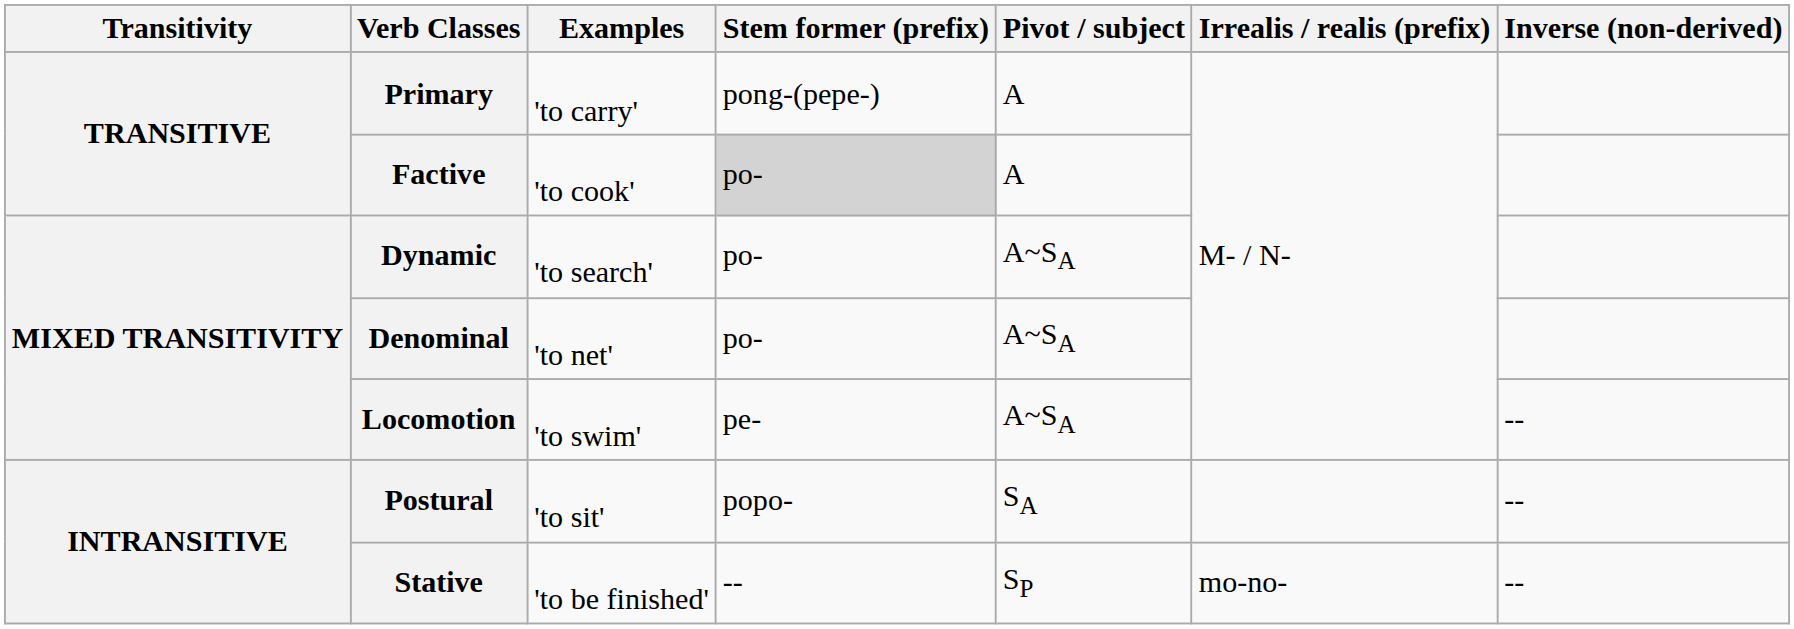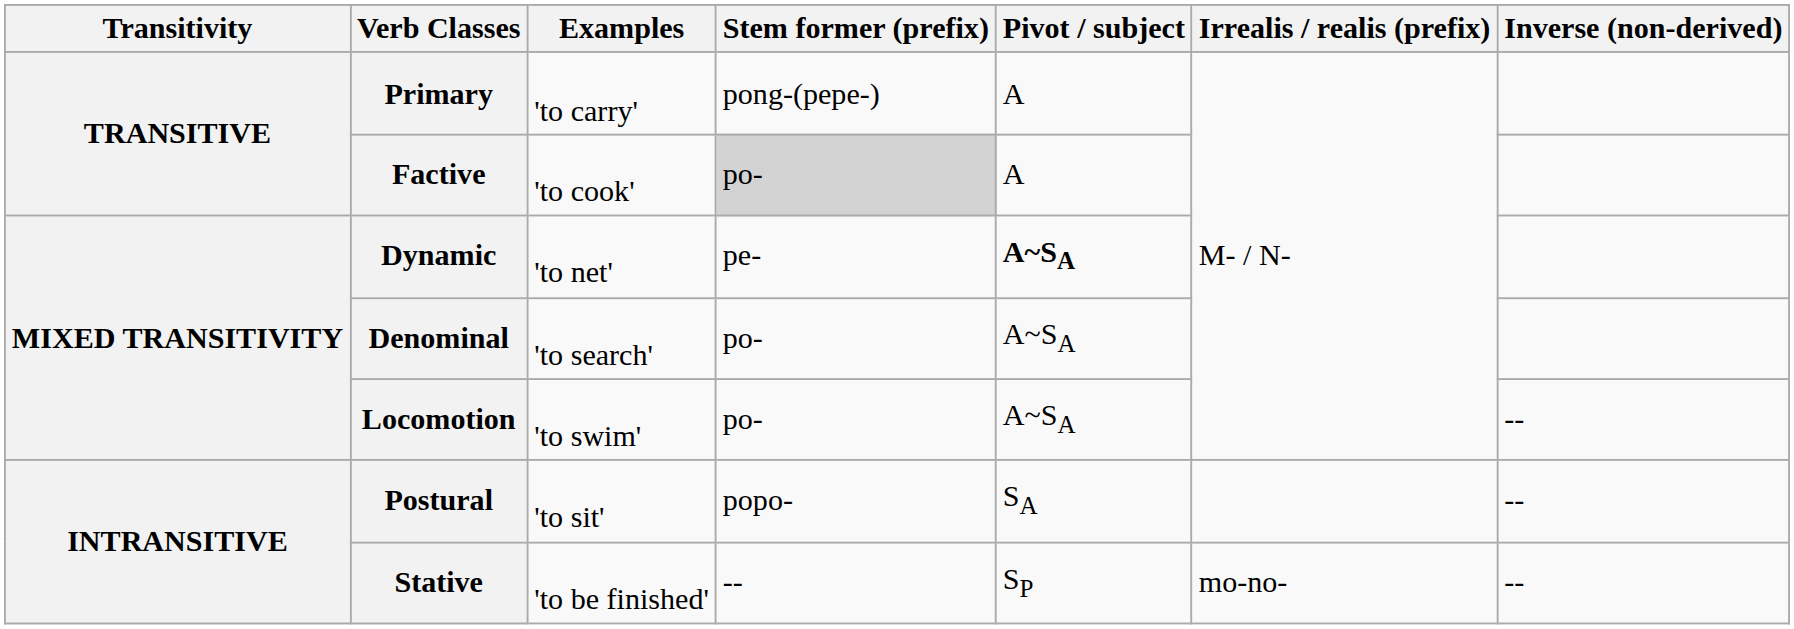(594, 272) 'to search' -> (574, 272) 'to net'
(743, 256) po- -> (742, 256) pe-
(1039, 256) normal -> (1039, 256) bold
(574, 354) 'to net' -> (594, 354) 'to search'
(742, 419) pe- -> (743, 419) po-
